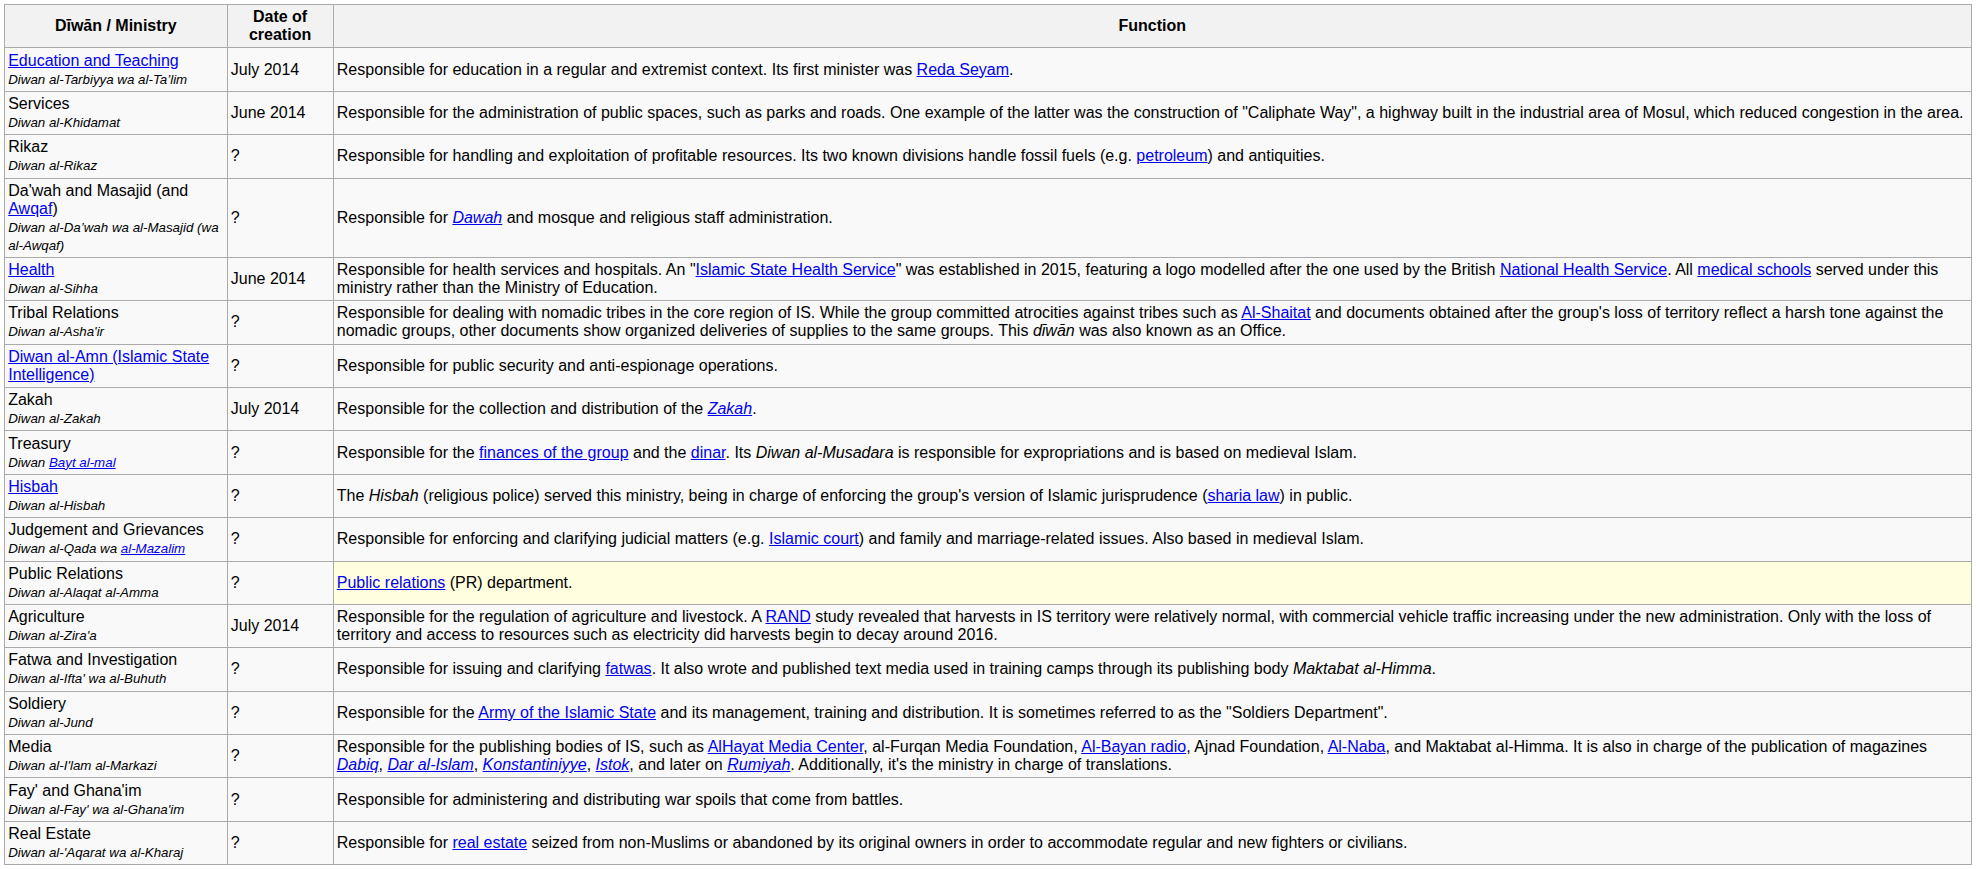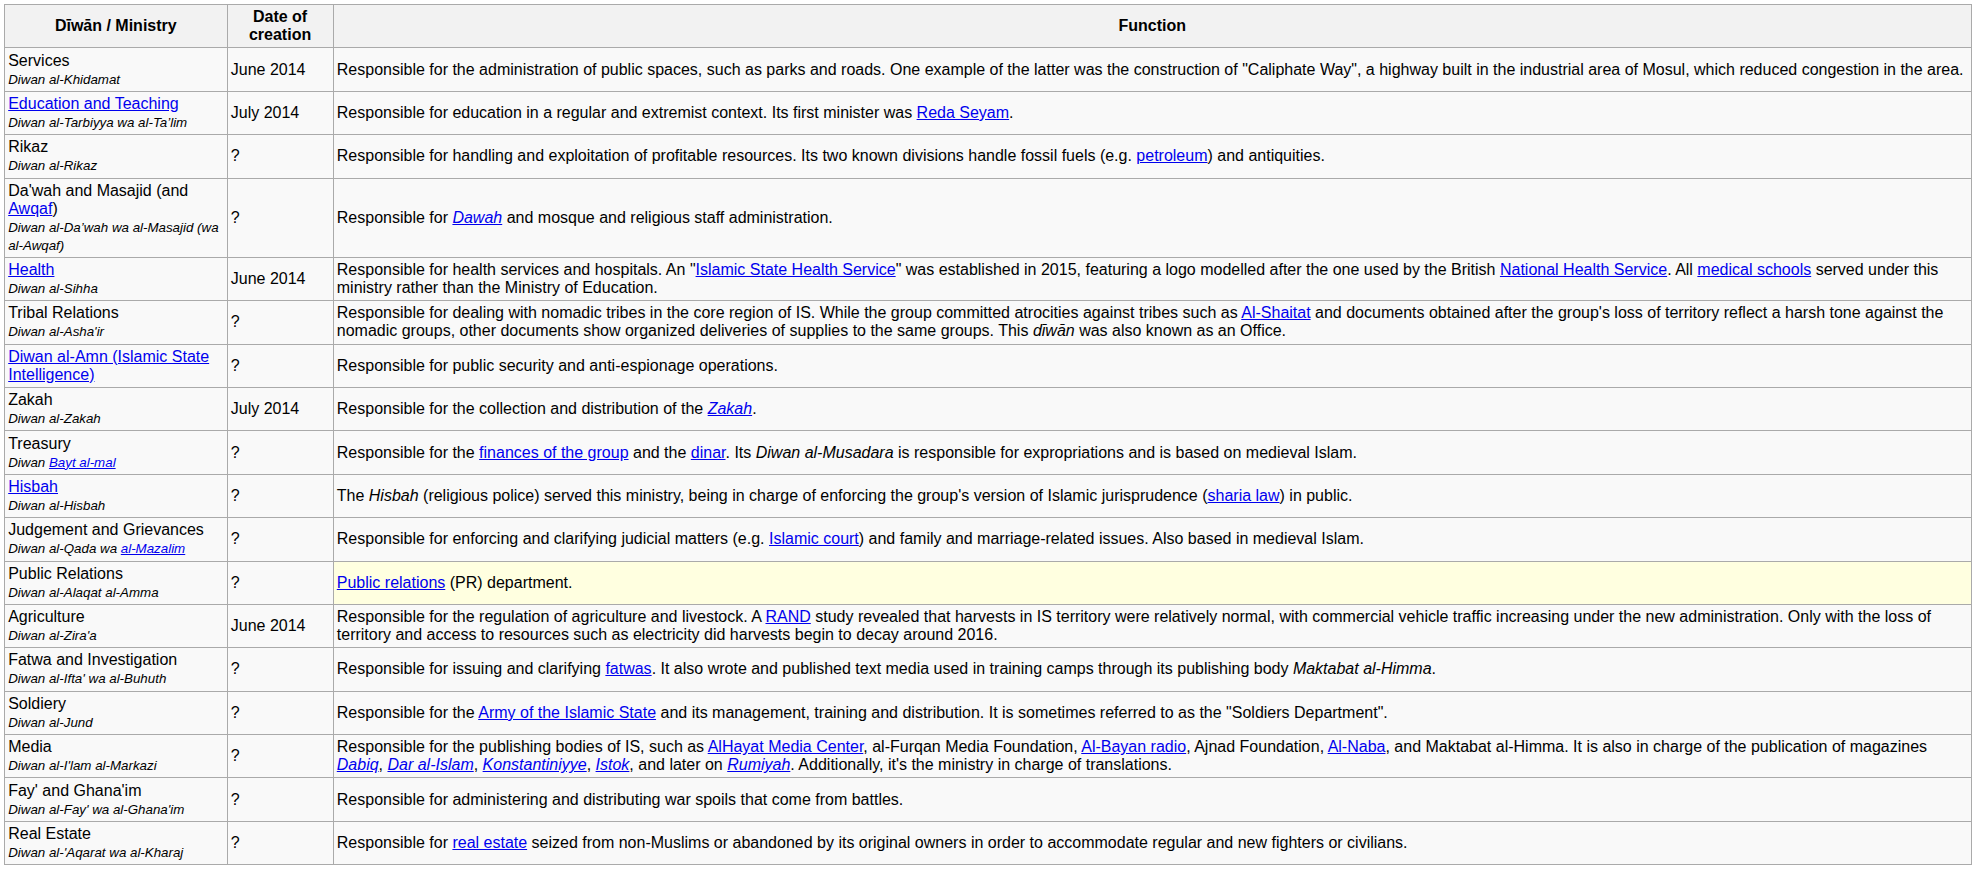rows swapped: (98, 69) <-> (64, 112)
(265, 626) July 2014 -> (268, 626) June 2014
